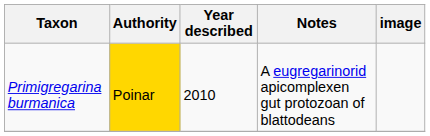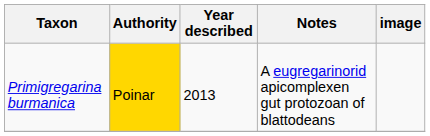(200, 95) 2010 -> (200, 95) 2013
